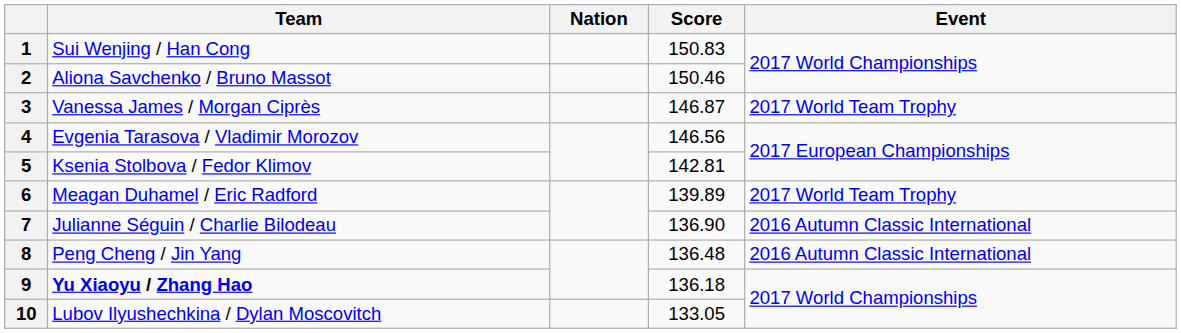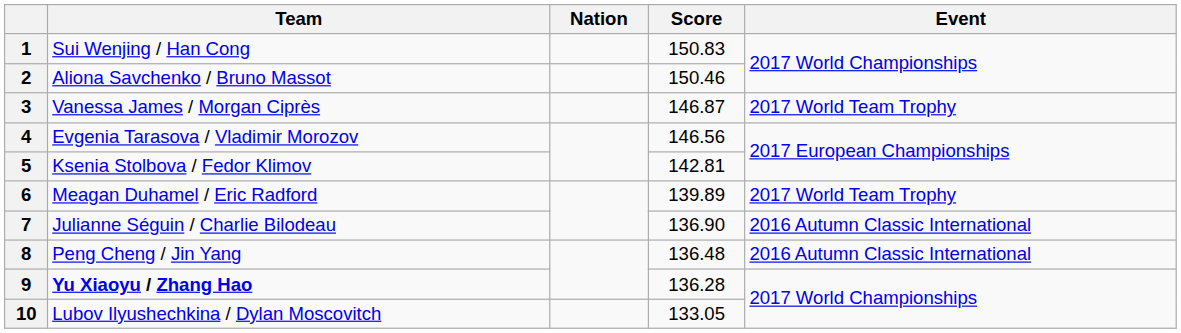(697, 284) 136.18 -> (697, 284) 136.28
